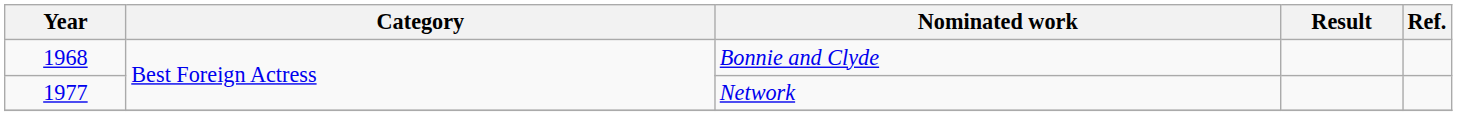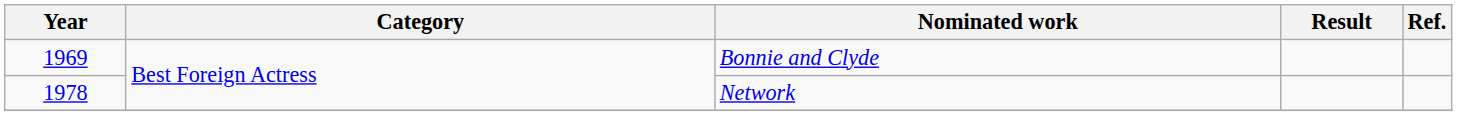(65, 57) 1968 -> (65, 57) 1969
(65, 92) 1977 -> (65, 92) 1978
